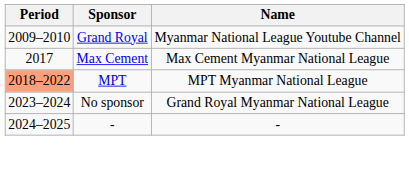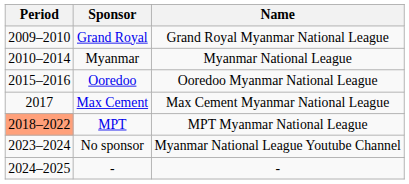(278, 37) Myanmar National League Youtube Channel -> (278, 37) Grand Royal Myanmar National League
+ row: (112, 59)
+ row: (112, 80)
(278, 102) Grand Royal Myanmar National League -> (278, 146) Myanmar National League Youtube Channel
